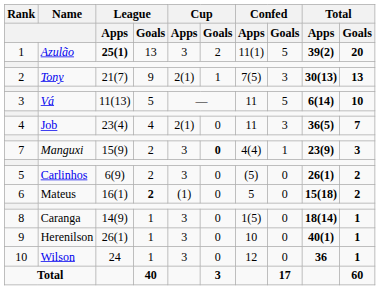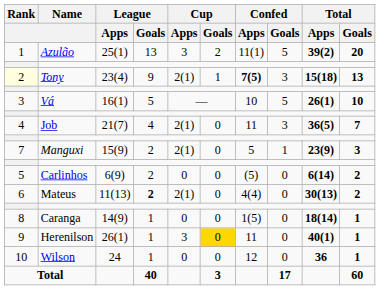(115, 52) bold -> (115, 52) normal
(21, 76) no background -> (21, 76) lightyellow background
(115, 76) 21(7) -> (115, 76) 23(4)
(251, 76) normal -> (251, 76) bold
(321, 76) 30(13) -> (321, 76) 15(18)
(115, 101) 11(13) -> (115, 101) 16(1)
(251, 101) 11 -> (251, 101) 10
(321, 101) 6(14) -> (321, 101) 26(1)
(115, 125) 23(4) -> (115, 125) 21(7)
(184, 150) 3 -> (184, 150) 2(1)
(218, 150) bold -> (218, 150) normal
(251, 150) 4(4) -> (251, 150) 5
(184, 174) 3 -> (184, 174) 0
(321, 174) 26(1) -> (321, 174) 6(14)
(115, 193) 16(1) -> (115, 193) 11(13)
(184, 193) (1) -> (184, 193) 2(1)
(251, 193) 5 -> (251, 193) 4(4)
(321, 193) 15(18) -> (321, 193) 30(13)
(184, 218) 3 -> (184, 218) 0
(218, 237) no background -> (218, 237) gold background
(251, 237) 10 -> (251, 237) 11
(184, 256) 3 -> (184, 256) 0
